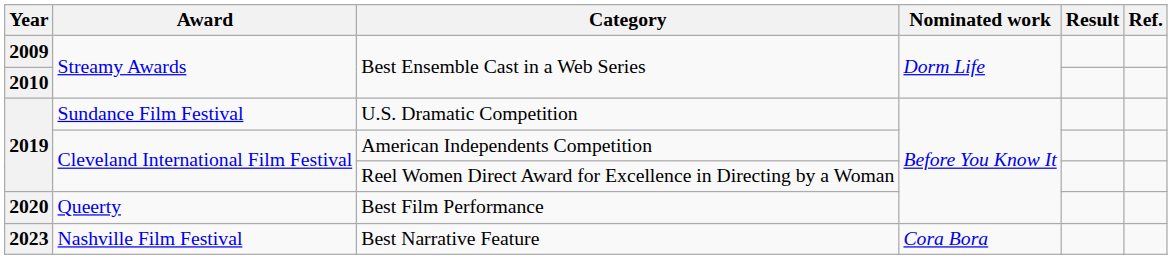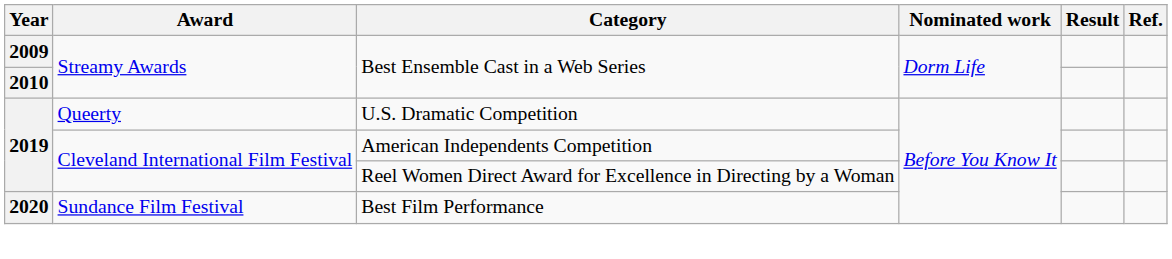(151, 113) Sundance Film Festival -> (89, 113) Queerty
(89, 207) Queerty -> (151, 207) Sundance Film Festival
- row: (29, 238)
